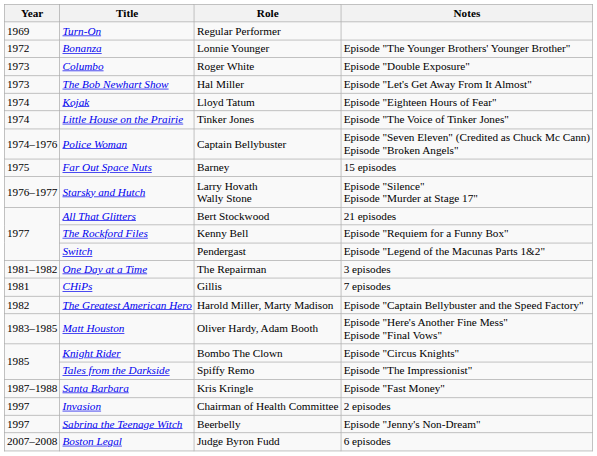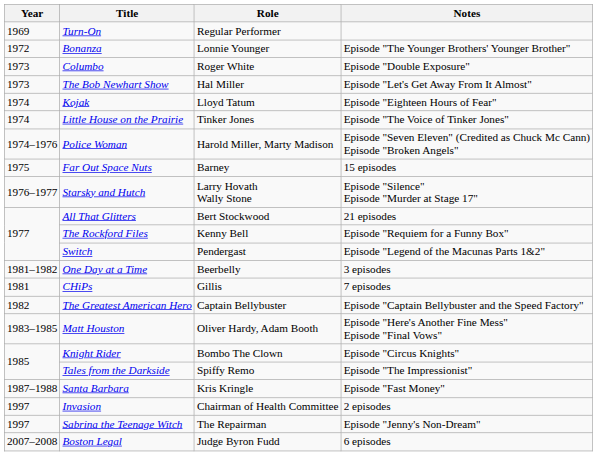(242, 144) Captain Bellybuster -> (265, 144) Harold Miller, Marty Madison
(232, 269) The Repairman -> (219, 269) Beerbelly
(265, 305) Harold Miller, Marty Madison -> (242, 305) Captain Bellybuster
(219, 424) Beerbelly -> (232, 424) The Repairman
